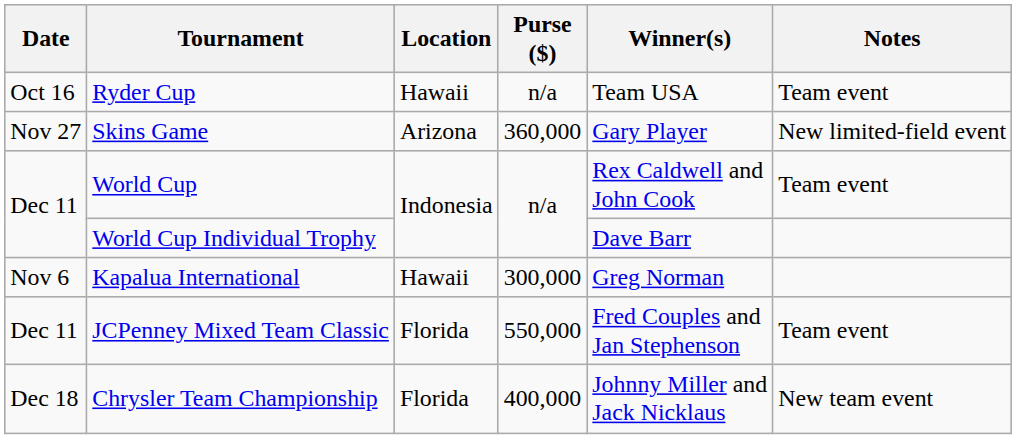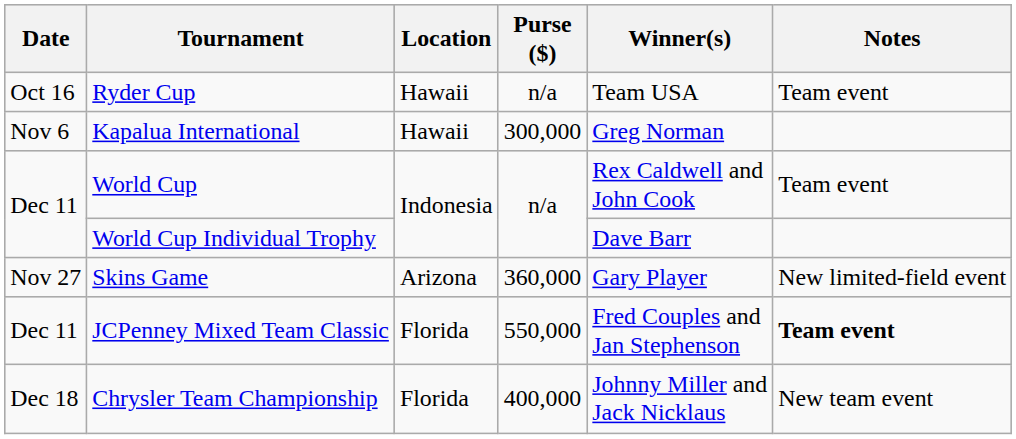rows swapped: (196, 277) <-> (150, 131)
(833, 331) normal -> (836, 331) bold
